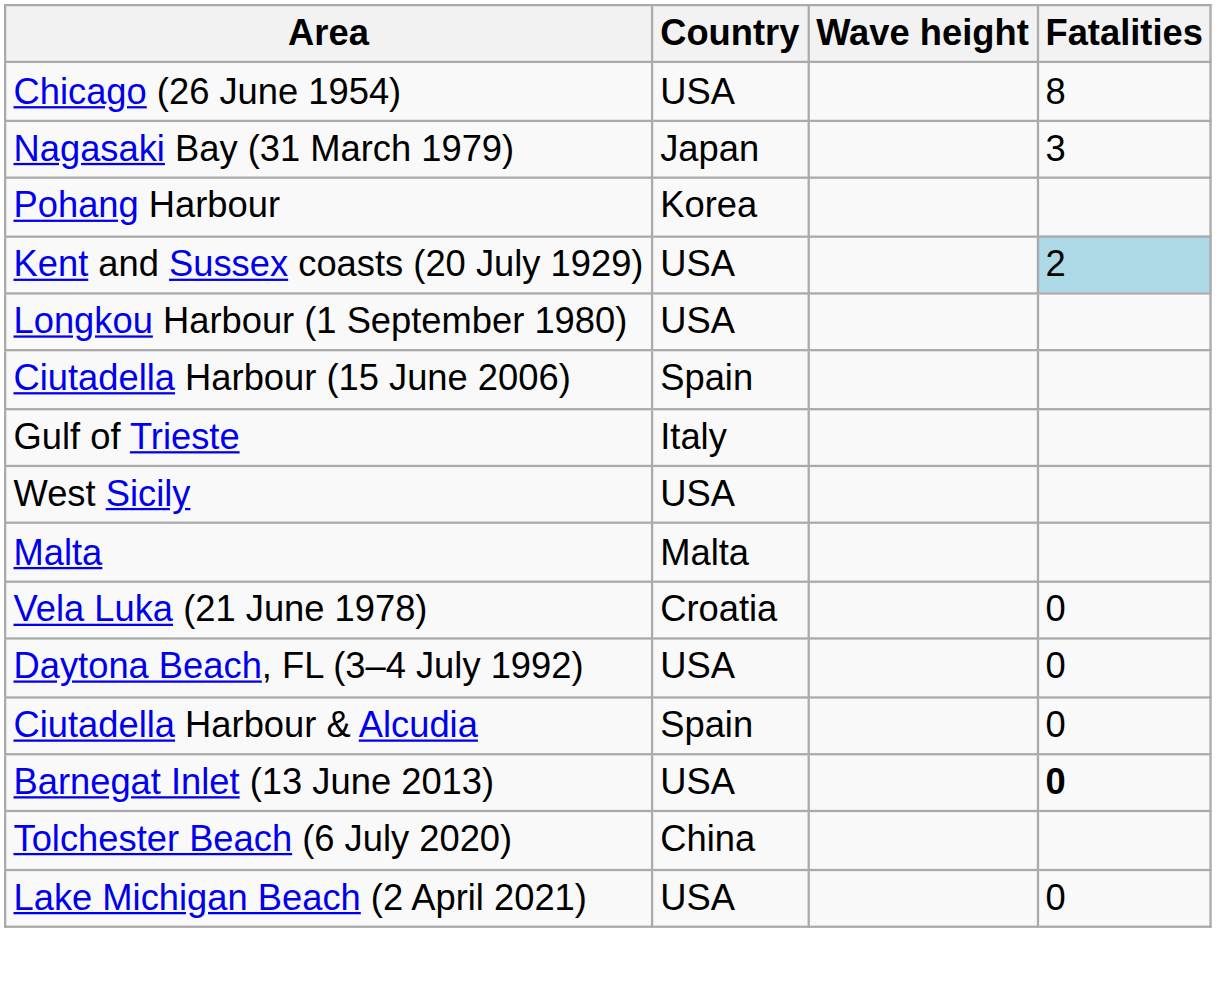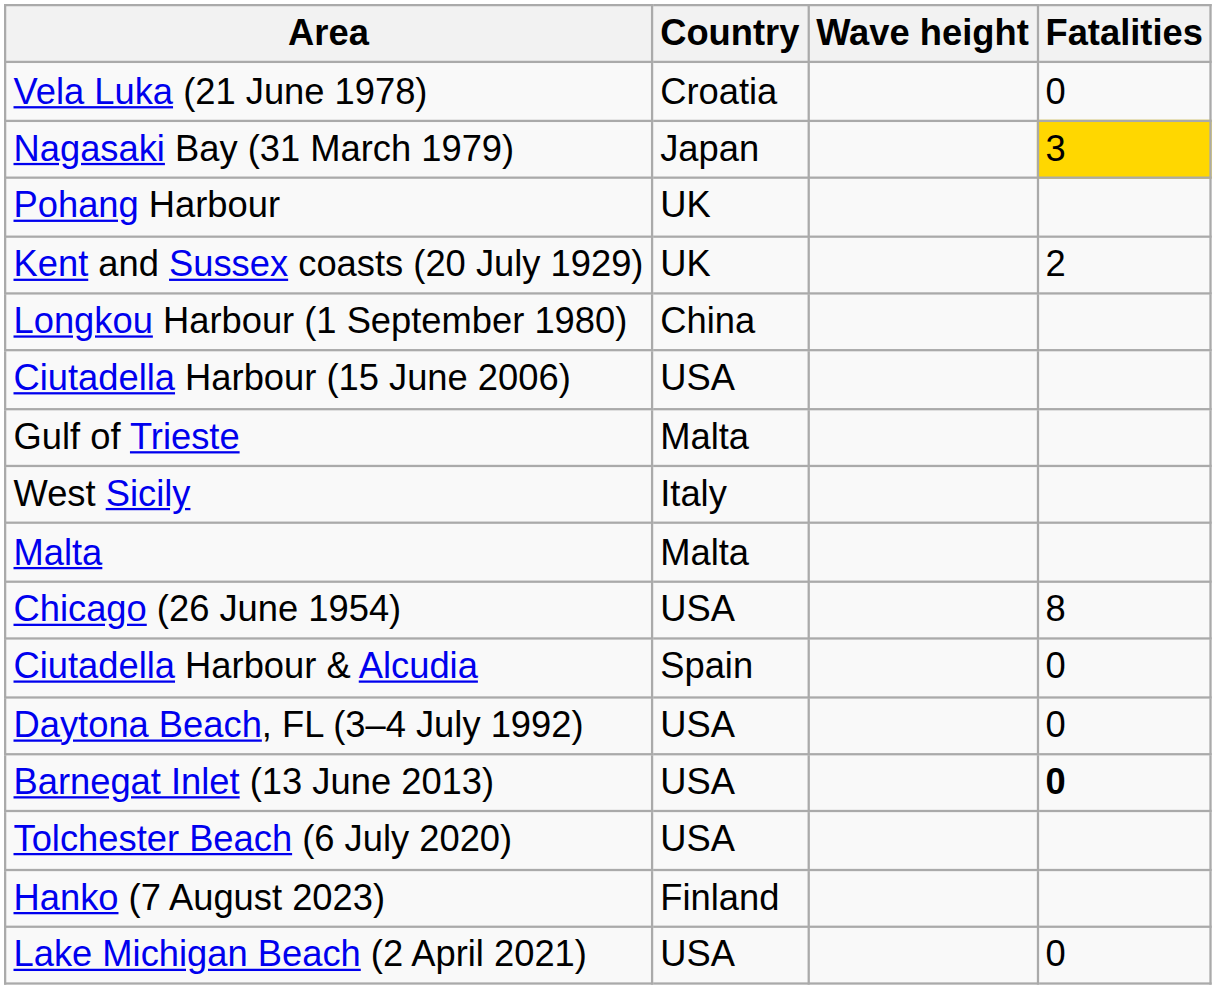rows swapped: (220, 609) <-> (207, 90)
(1056, 148) no background -> (1056, 148) gold background
(709, 206) Korea -> (685, 206) UK
(698, 263) USA -> (685, 263) UK
(1056, 263) lightblue background -> (1056, 263) no background
(698, 321) USA -> (708, 321) China
(707, 378) Spain -> (698, 378) USA
(694, 436) Italy -> (705, 436) Malta
(698, 494) USA -> (694, 494) Italy
rows swapped: (299, 666) <-> (246, 724)
(708, 839) China -> (698, 839) USA
+ row: (199, 897)
